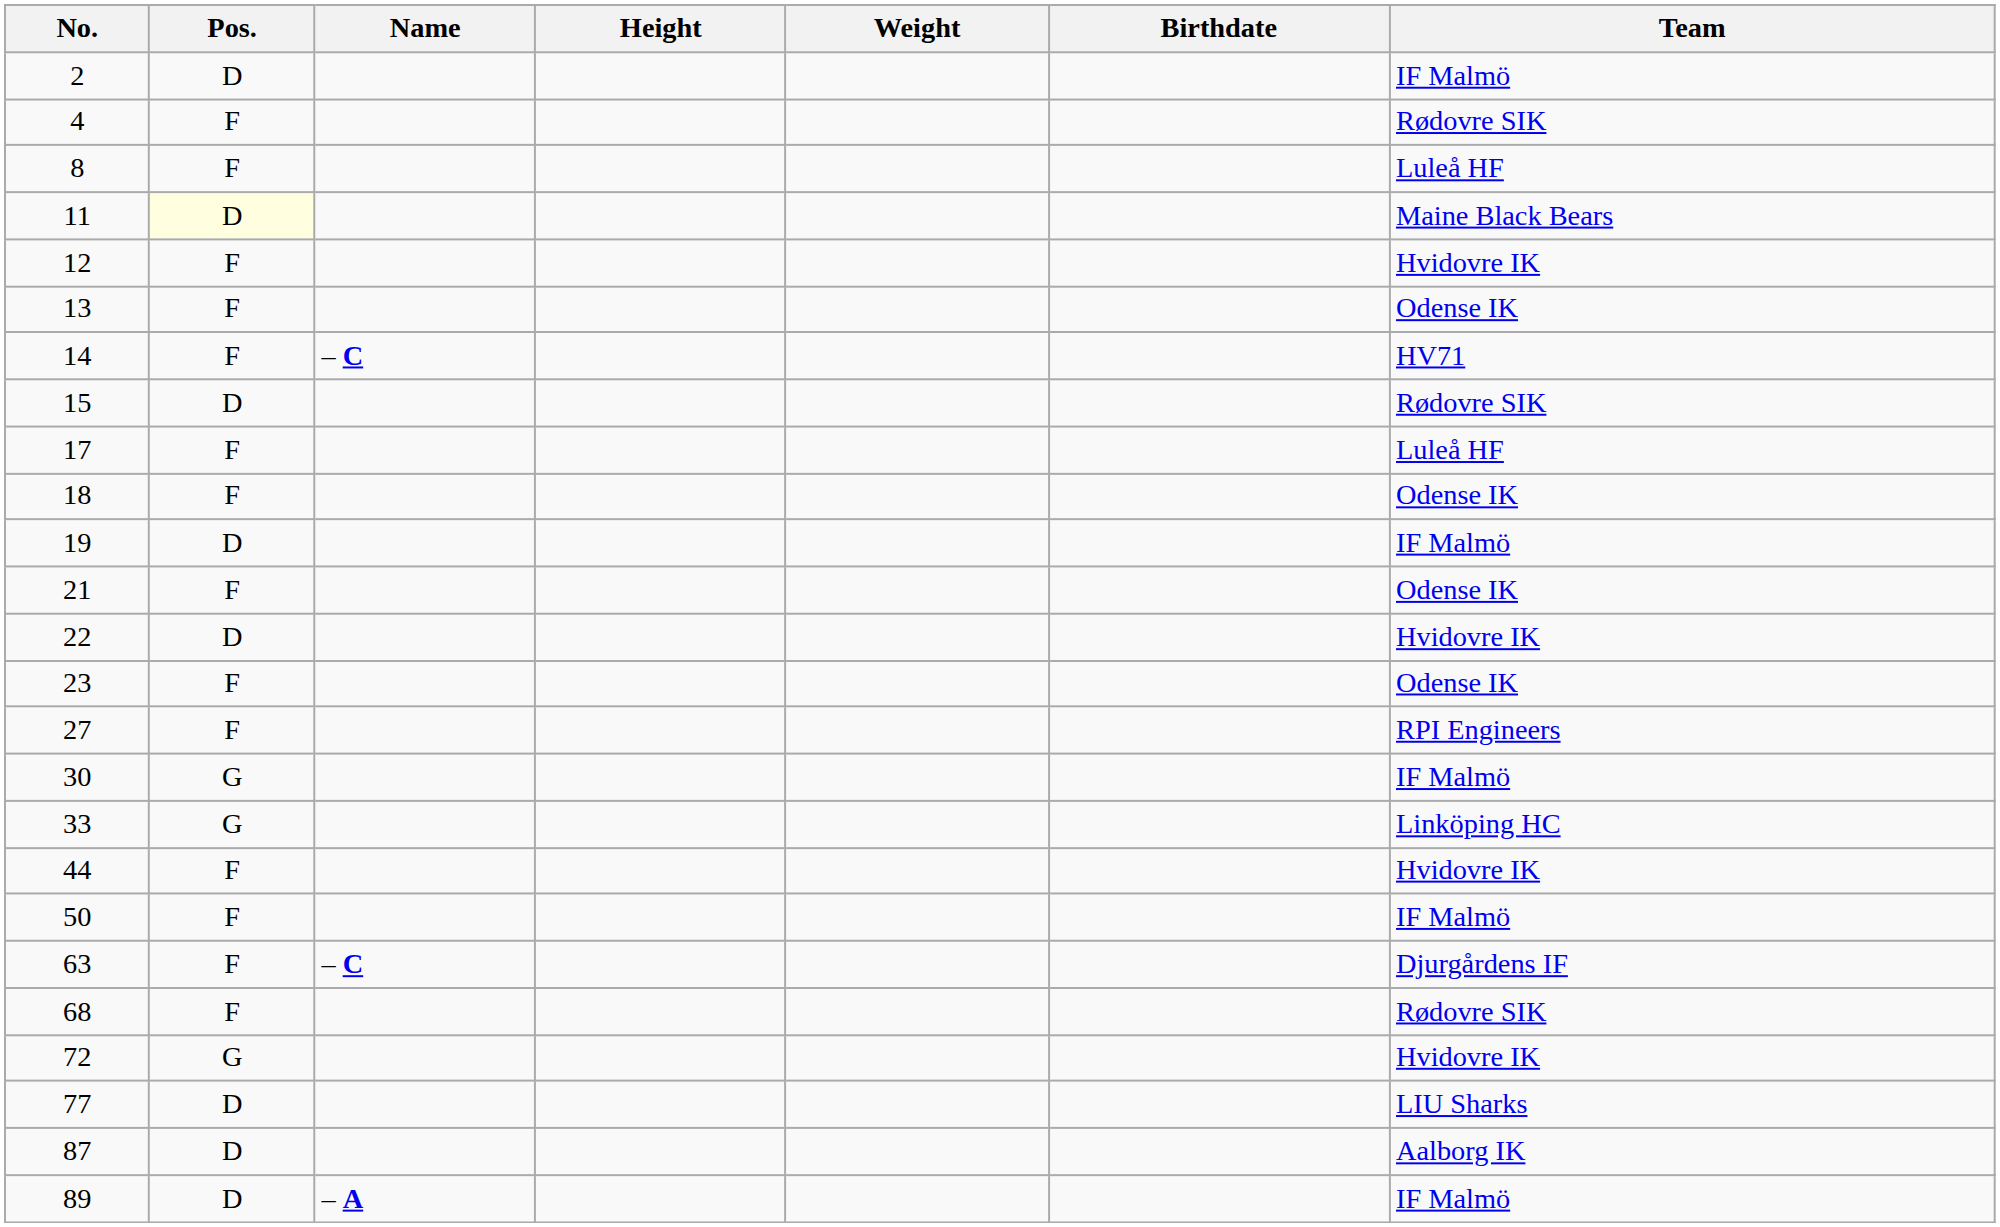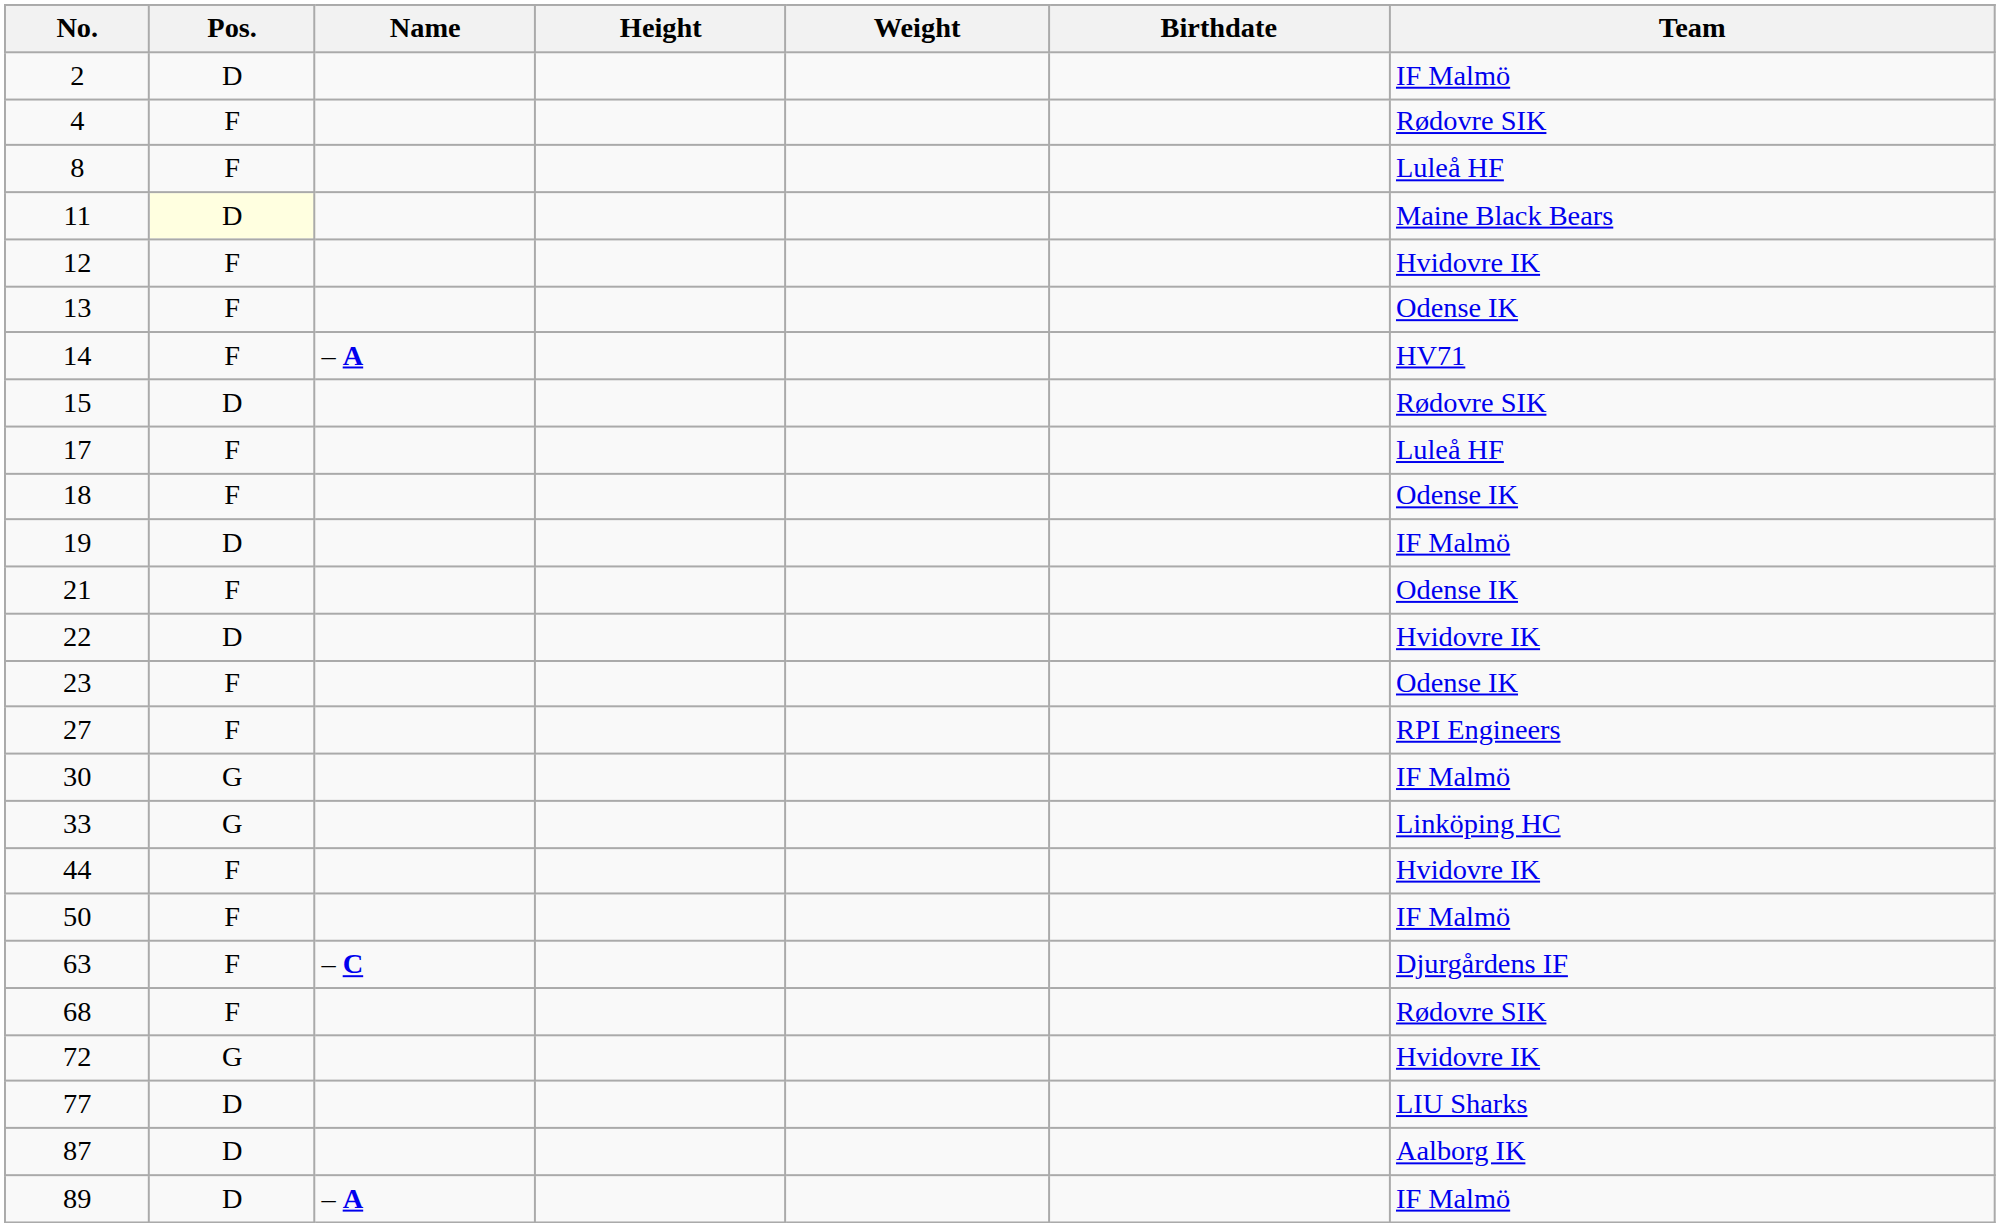(342, 355) – C -> (342, 355) – A
